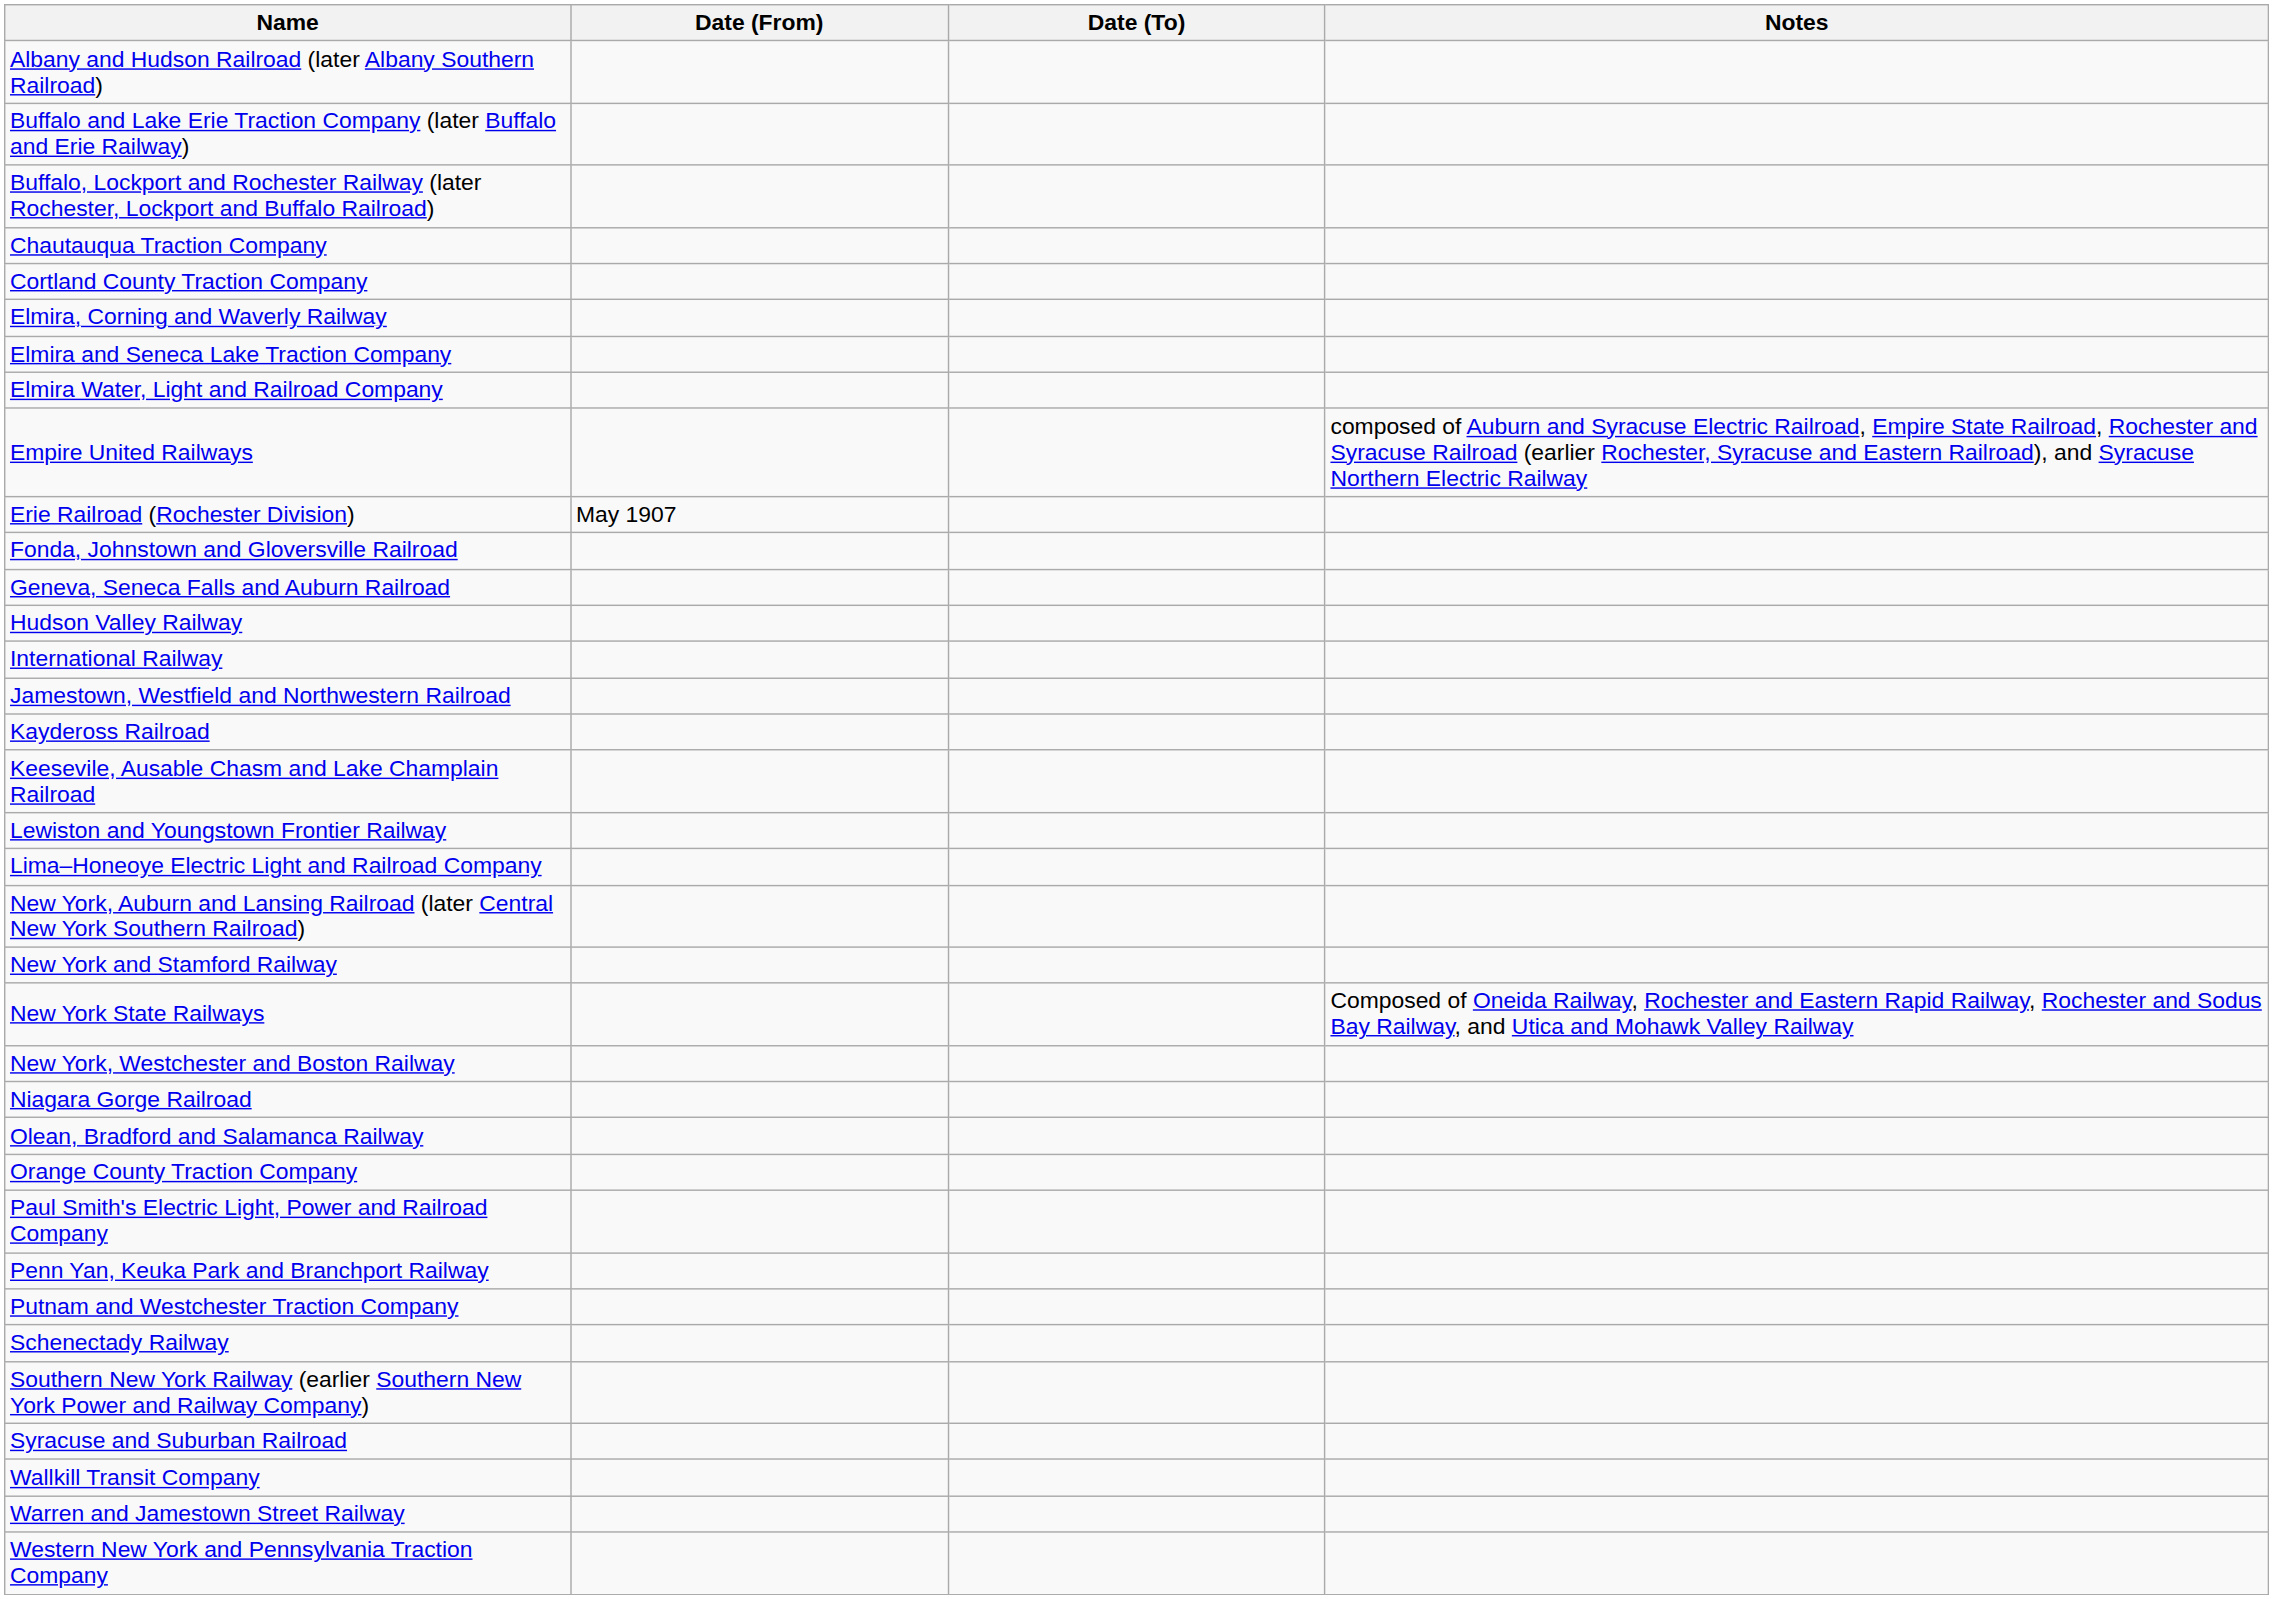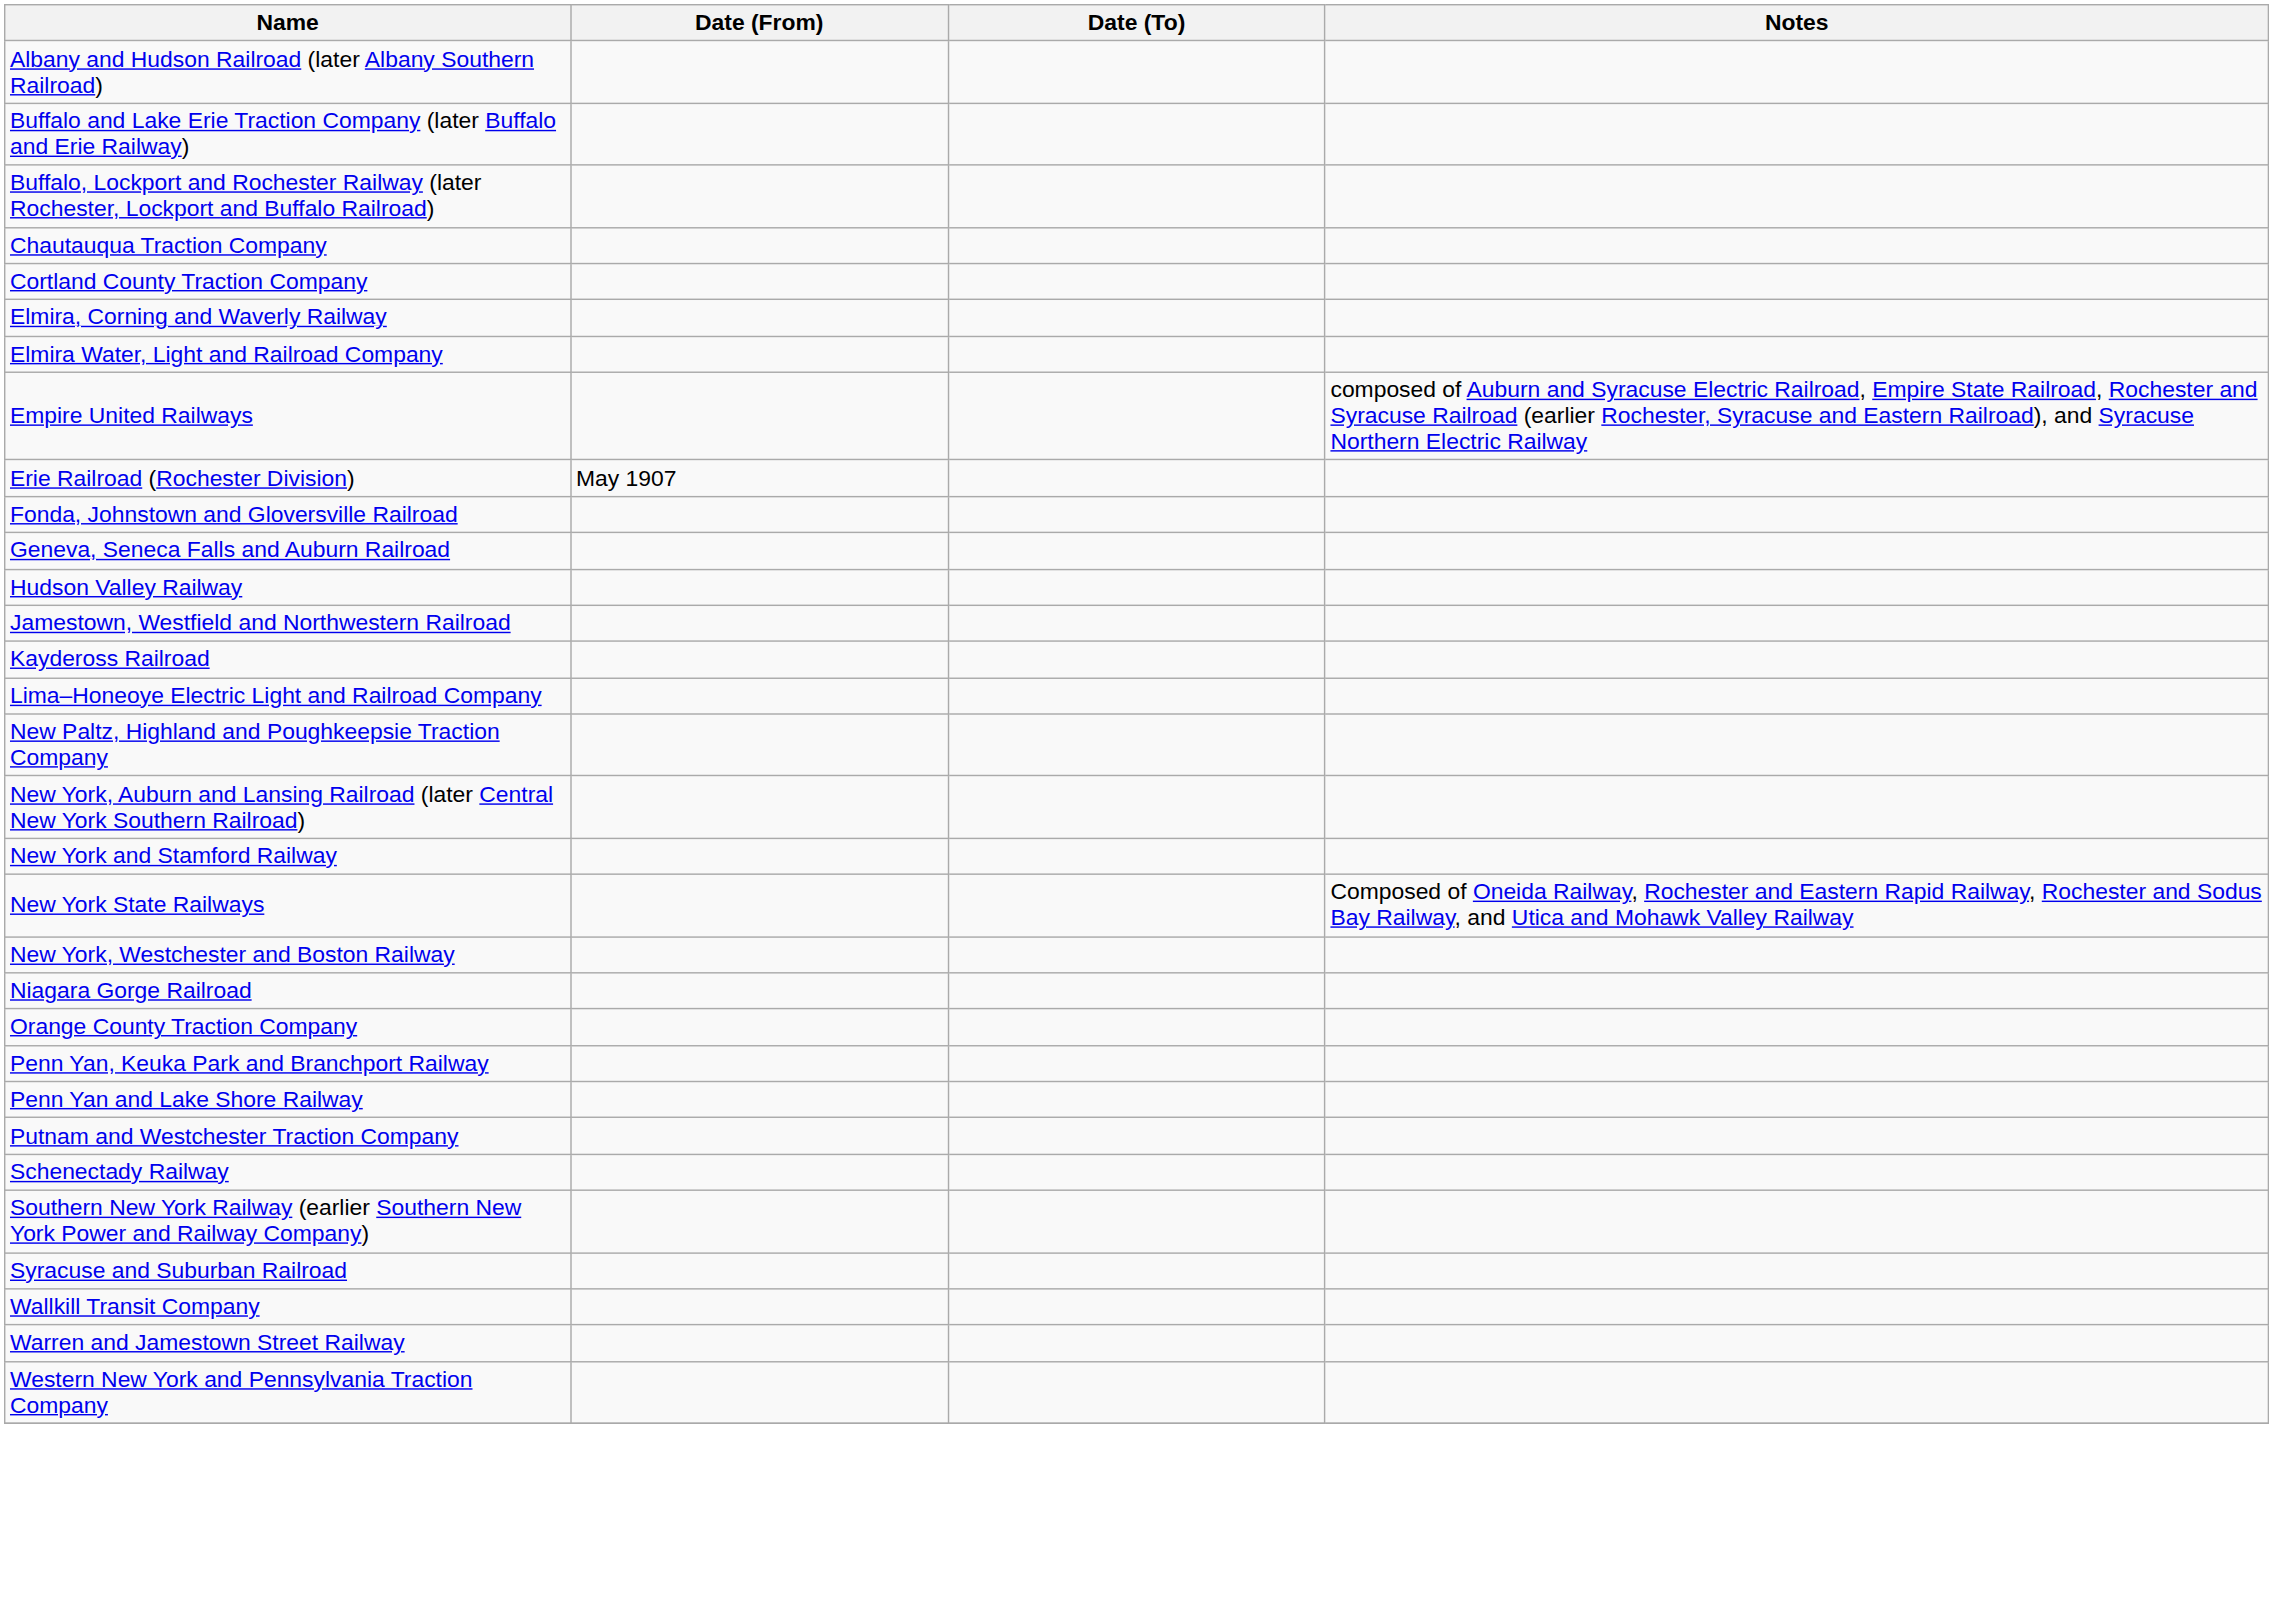- row: (231, 353)
- row: (116, 659)
- row: (254, 781)
- row: (228, 830)
+ row: (255, 744)
- row: (217, 1135)
- row: (249, 1221)
+ row: (186, 1099)
